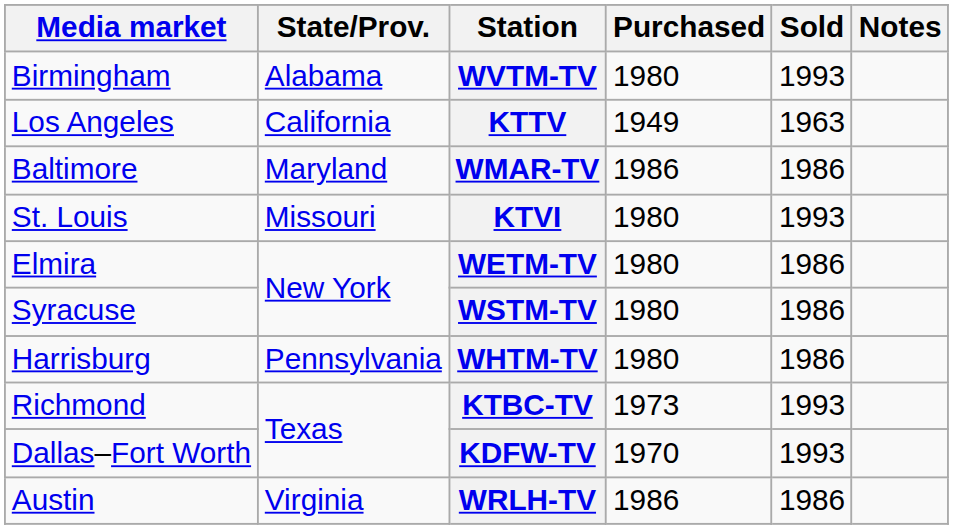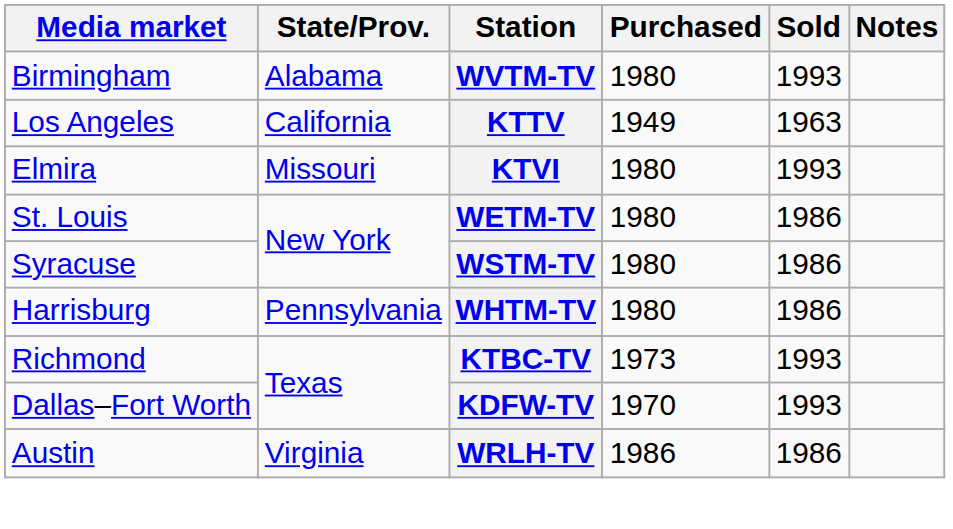- row: (527, 169)
(70, 216) St. Louis -> (54, 169) Elmira
(54, 264) Elmira -> (70, 216) St. Louis
